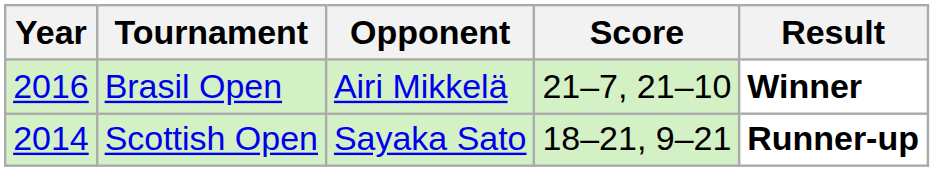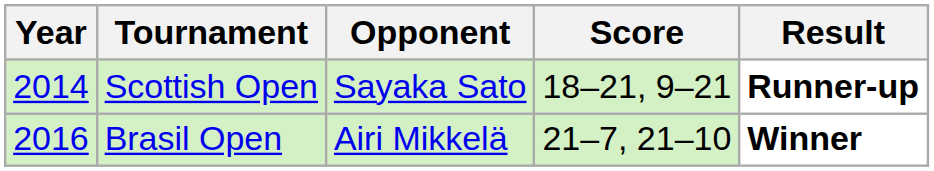rows swapped: (211, 140) <-> (193, 86)
